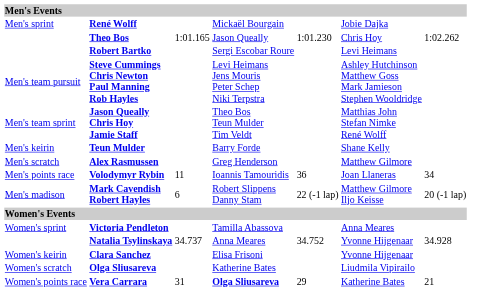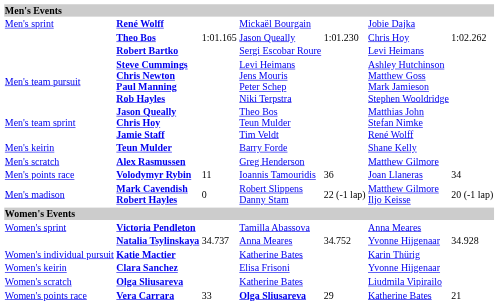(177, 194) 6 -> (204, 194) 0
+ row: (146, 254)
(180, 282) 31 -> (207, 295) 33
